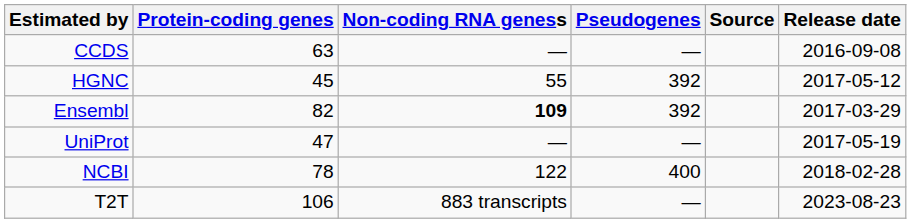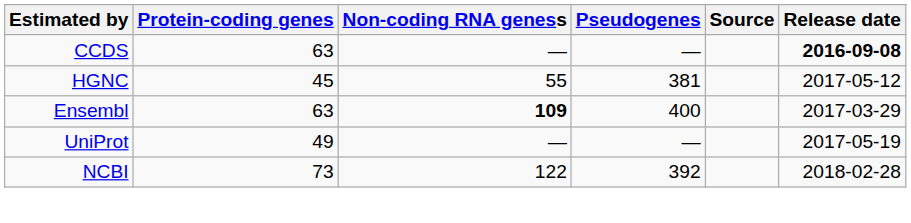(852, 50) normal -> (852, 50) bold
(685, 80) 392 -> (685, 80) 381
(323, 111) 82 -> (323, 111) 63
(685, 111) 392 -> (685, 111) 400
(323, 141) 47 -> (323, 141) 49
(323, 171) 78 -> (323, 171) 73
(685, 171) 400 -> (685, 171) 392
- row: (111, 202)
